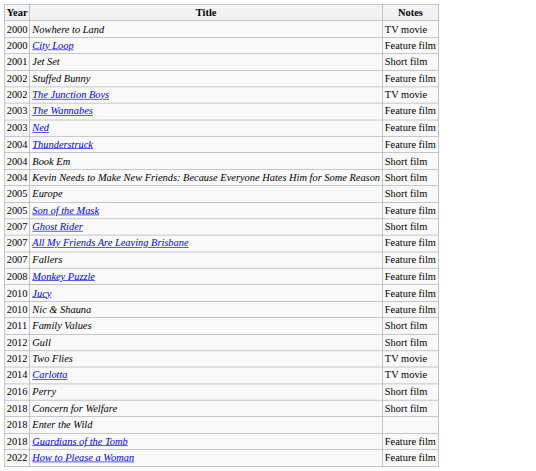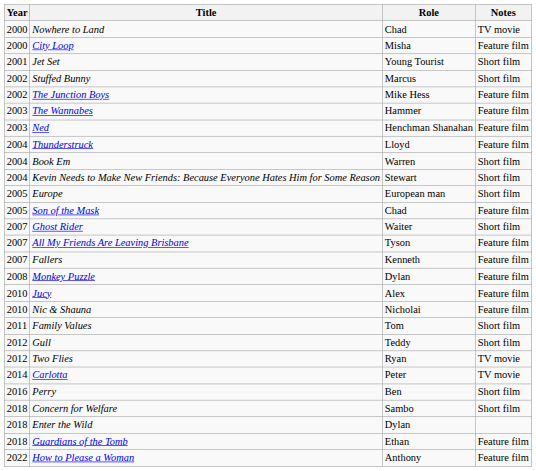+ column: (429, 12)
(410, 78) Feature film -> (499, 78) Short film
(406, 95) TV movie -> (503, 95) Feature film
